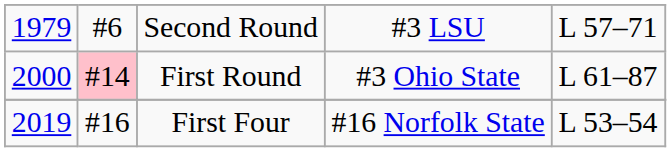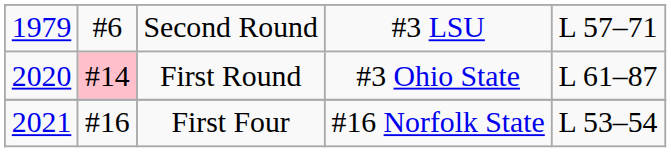(42, 75) 2000 -> (42, 75) 2020
(42, 122) 2019 -> (42, 122) 2021
